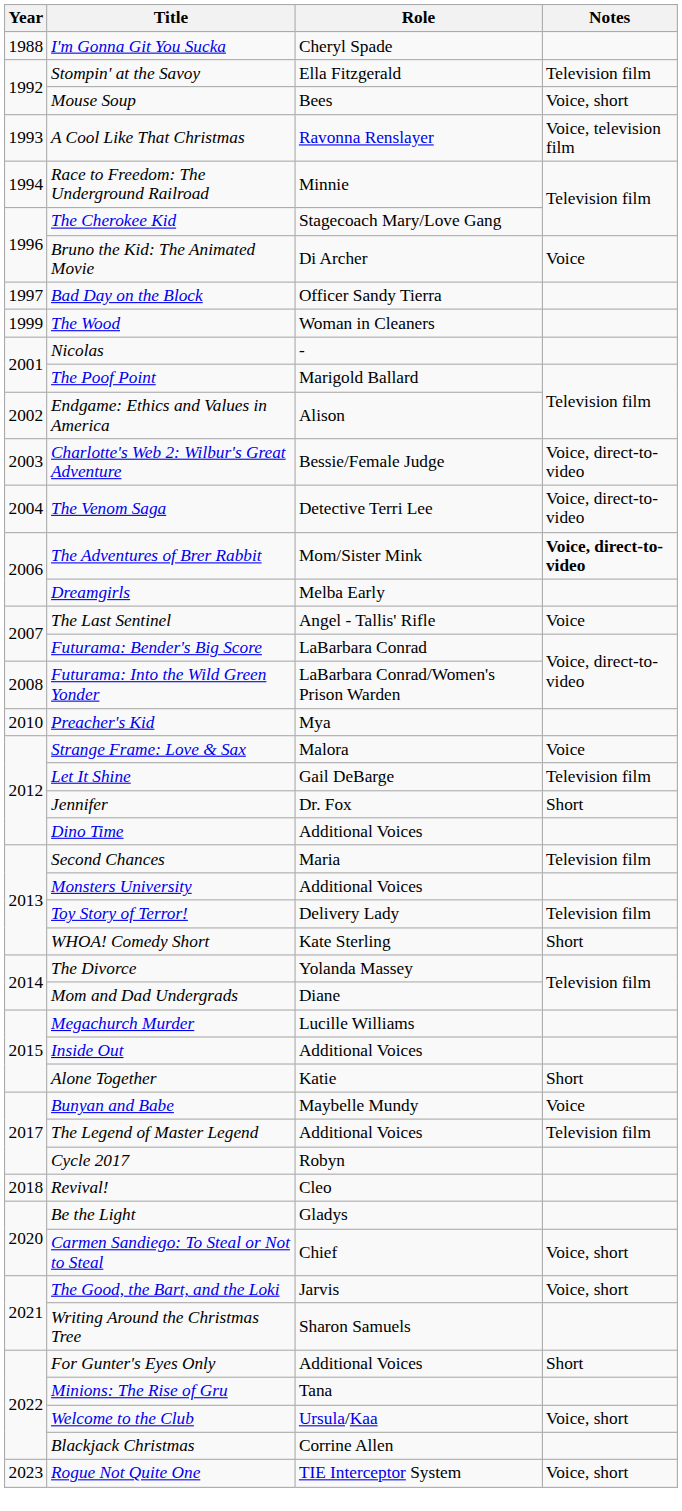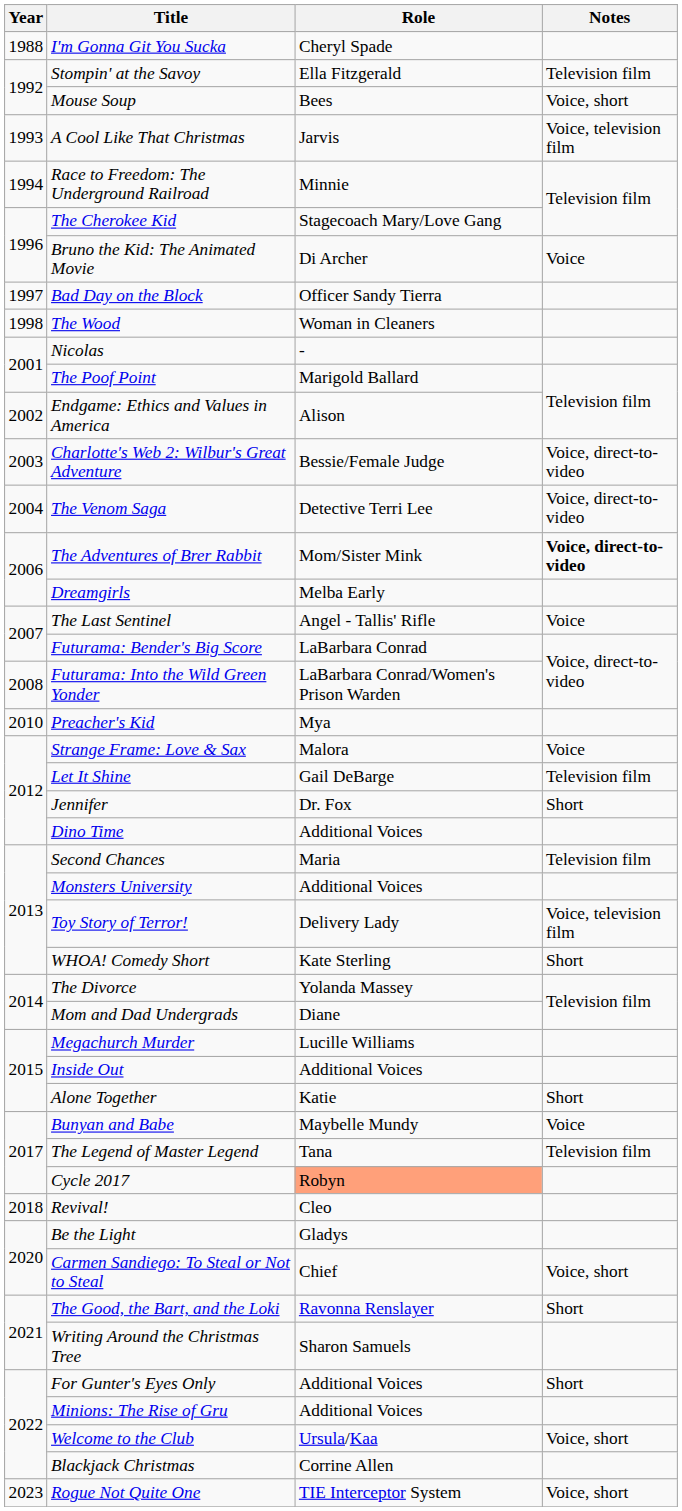(366, 137) Ravonna Renslayer -> (319, 137) Jarvis
(26, 323) 1999 -> (26, 323) 1998
(598, 913) Television film -> (603, 923) Voice, television film
(361, 1132) Additional Voices -> (316, 1152) Tana
(322, 1160) no background -> (322, 1179) lightsalmon background
(319, 1289) Jarvis -> (366, 1308) Ravonna Renslayer
(587, 1289) Voice, short -> (565, 1308) Short
(316, 1391) Tana -> (361, 1410) Additional Voices
